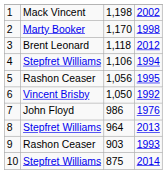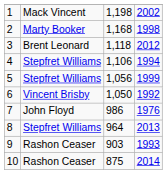(119, 29) 1,170 -> (119, 29) 1,168
(59, 78) Rashon Ceaser -> (62, 78) Stepfret Williams
(148, 78) 1995 -> (148, 78) 1999
(62, 161) Stepfret Williams -> (59, 161) Rashon Ceaser
